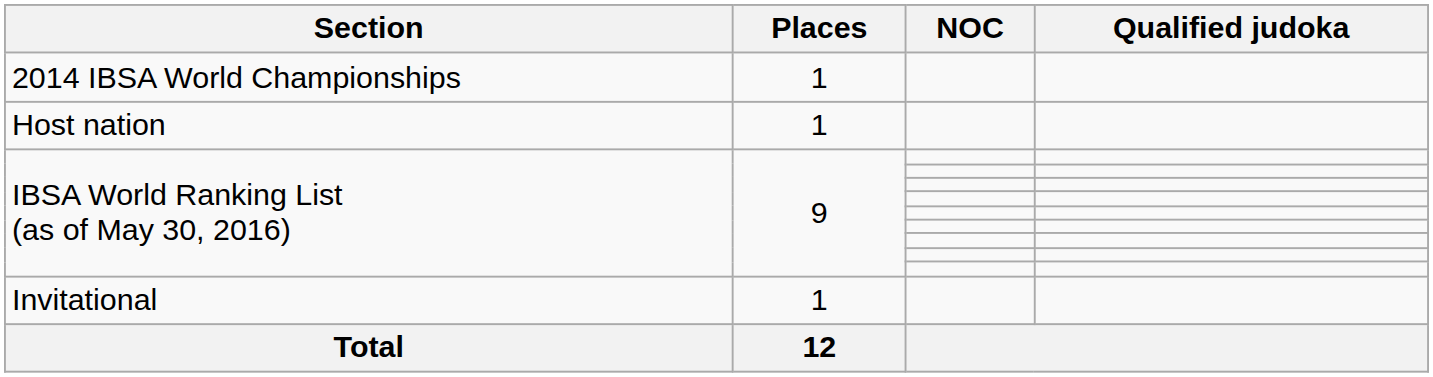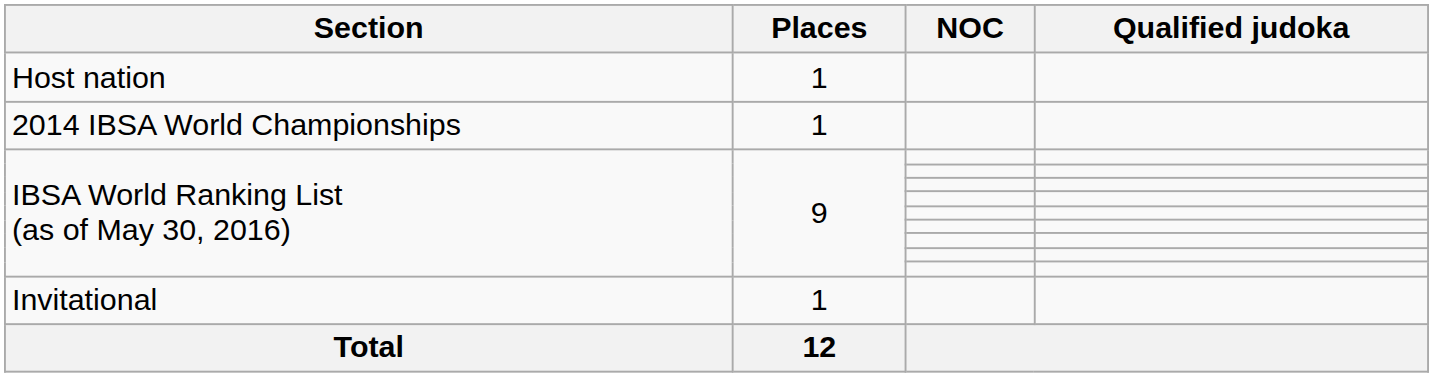rows swapped: (89, 125) <-> (236, 76)
